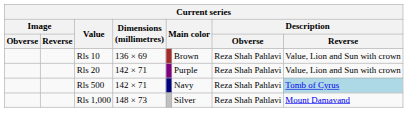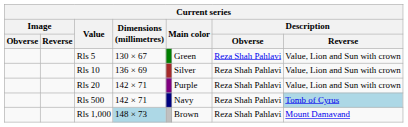+ row: (86, 56)
(186, 56) Brown -> (185, 71) Silver
(131, 100) no background -> (131, 115) lightblue background
(185, 100) Silver -> (186, 115) Brown
